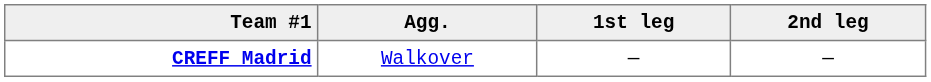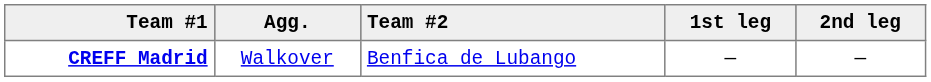+ column: (408, 23)
